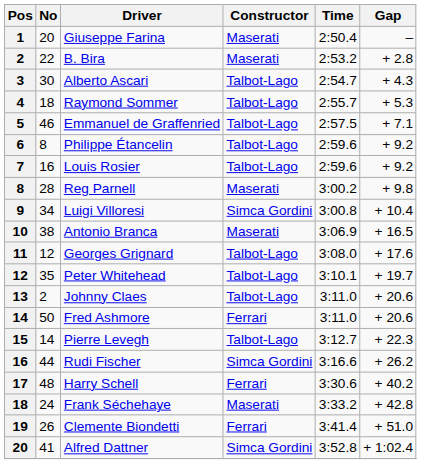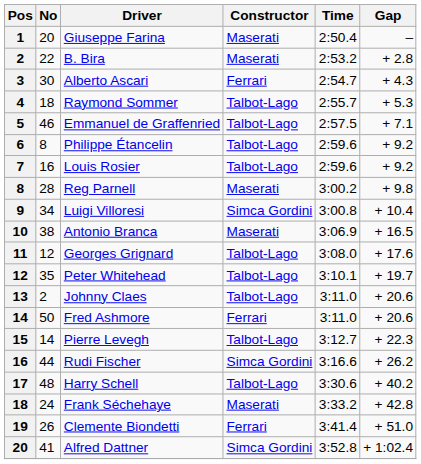(262, 81) Talbot-Lago -> (247, 81) Ferrari
(247, 383) Ferrari -> (262, 383) Talbot-Lago
